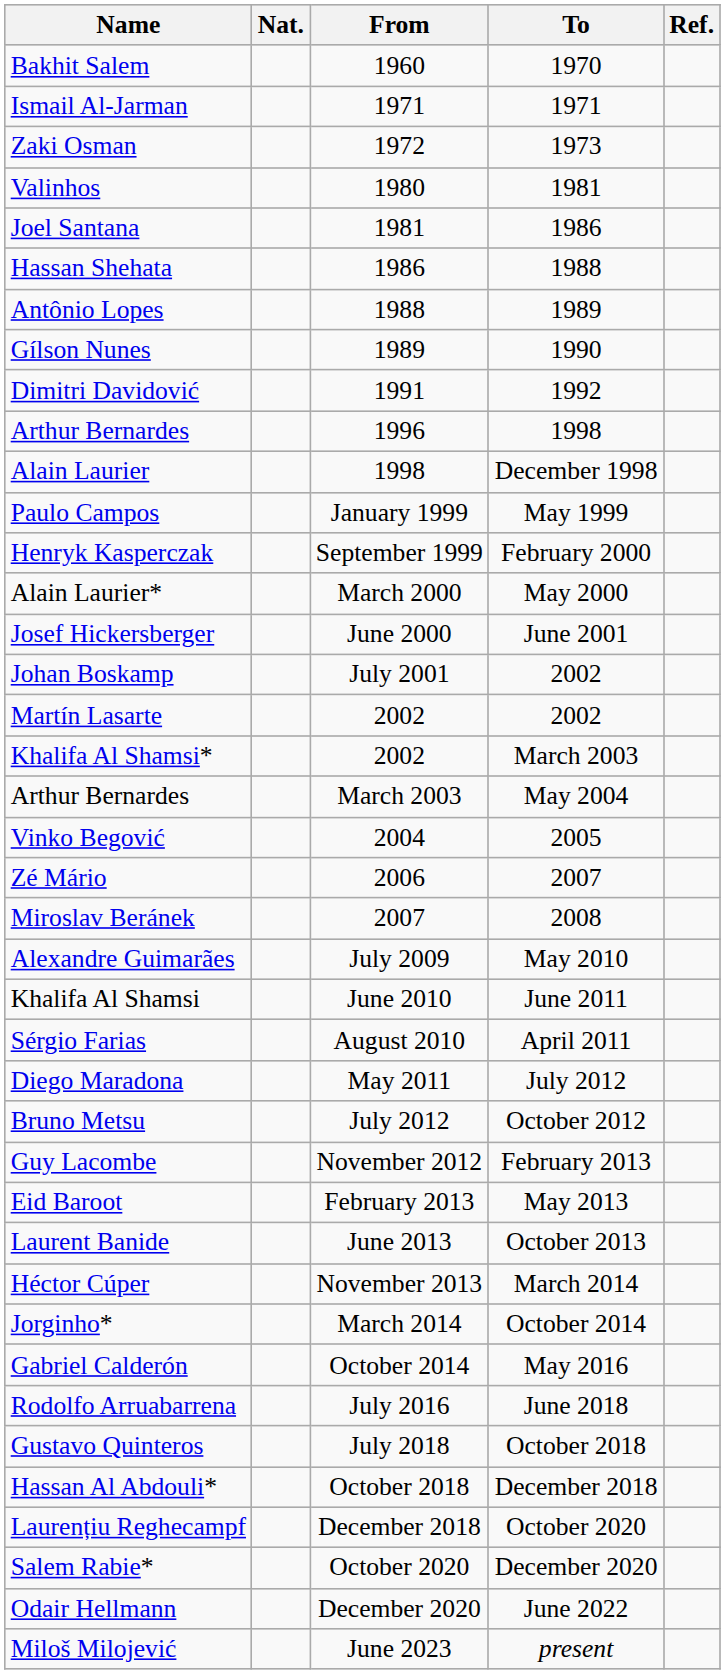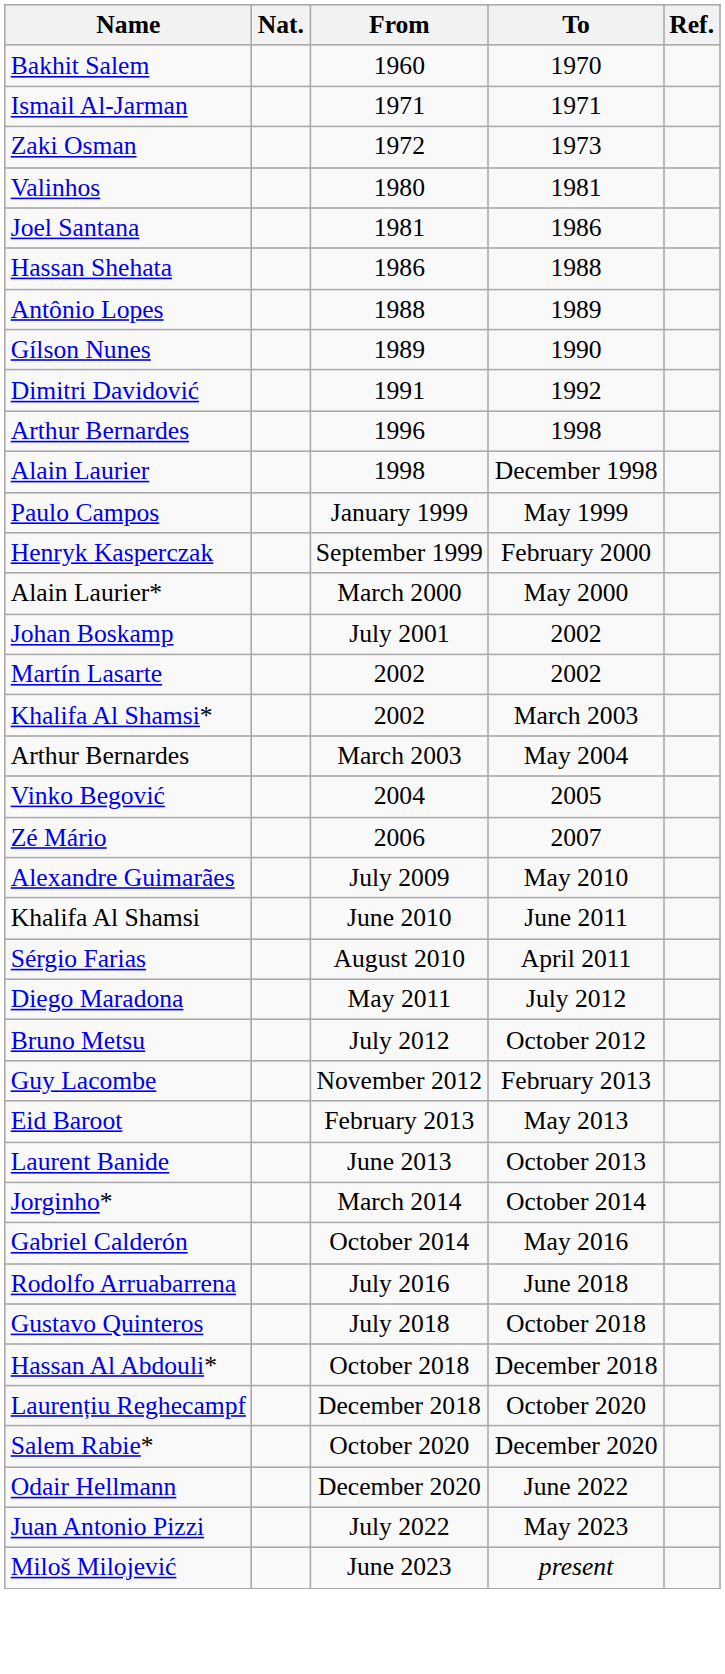- row: (112, 633)
- row: (103, 918)
- row: (80, 1283)
+ row: (107, 1526)
